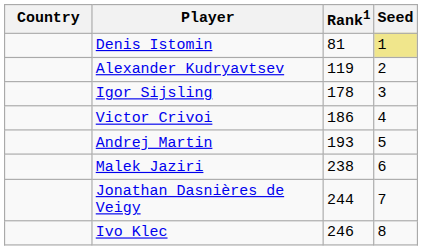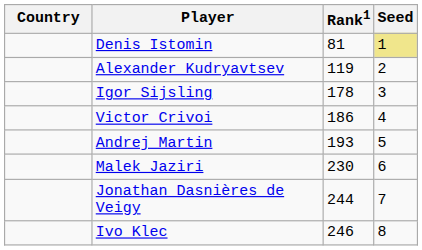(341, 167) 238 -> (341, 167) 230
